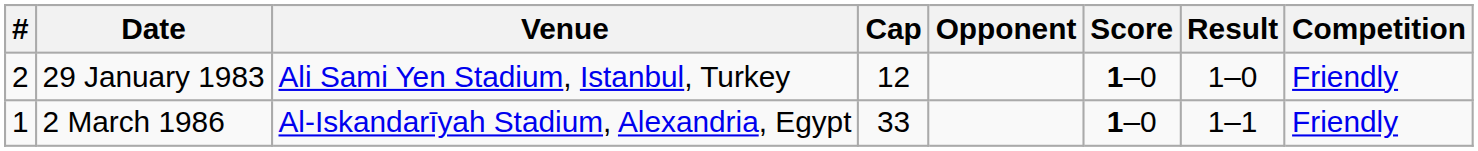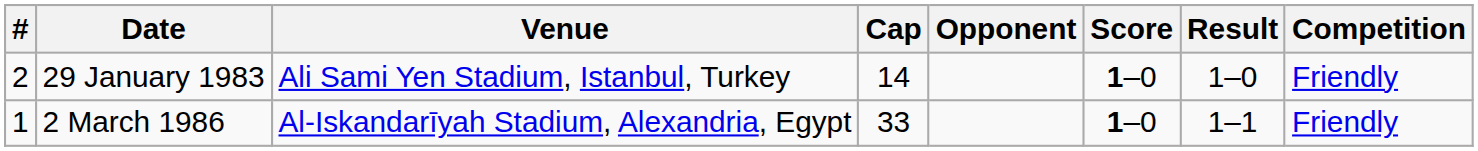(894, 76) 12 -> (894, 76) 14
